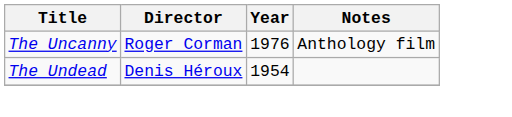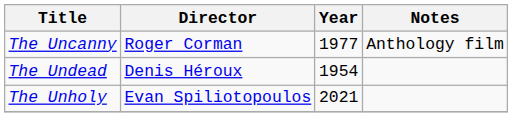(270, 45) 1976 -> (339, 45) 1977
+ row: (58, 98)
